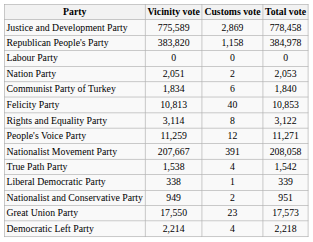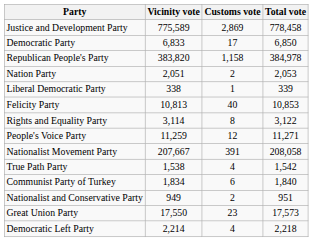+ row: (41, 43)
- row: (32, 58)
rows swapped: (56, 182) <-> (61, 89)
